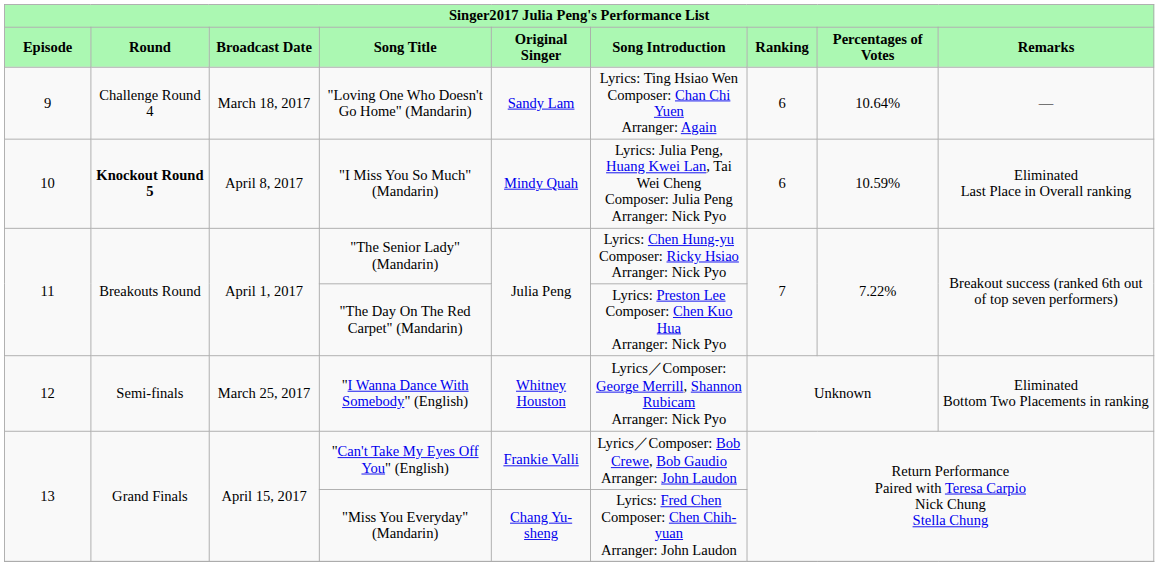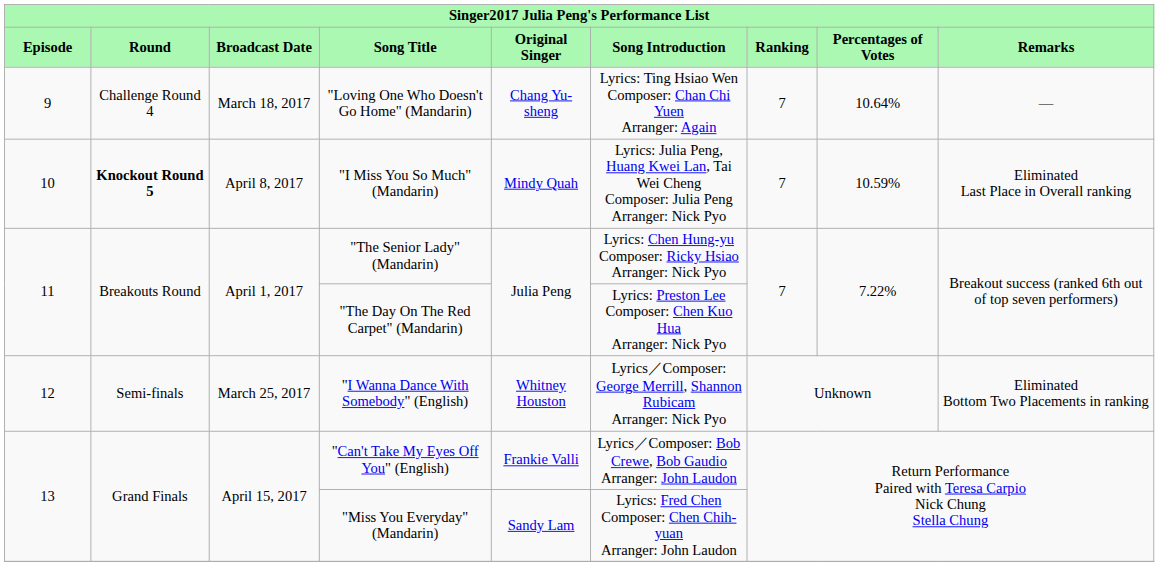(541, 103) Sandy Lam -> (541, 103) Chang Yu-sheng
(782, 103) 6 -> (782, 103) 7
(782, 183) 6 -> (782, 183) 7
(541, 525) Chang Yu-sheng -> (541, 525) Sandy Lam
